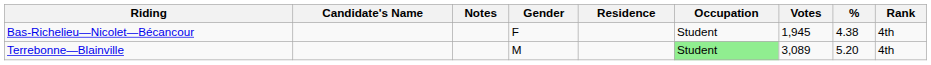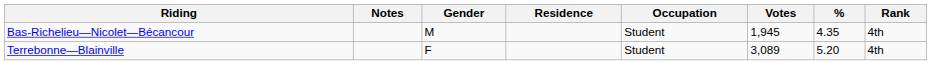- column: (373, 13)
(515, 32) F -> (429, 32) M
(847, 32) 4.38 -> (828, 32) 4.35
(517, 50) M -> (428, 50) F
(697, 50) lightgreen background -> (644, 50) no background
